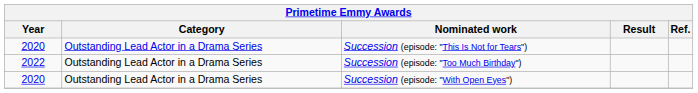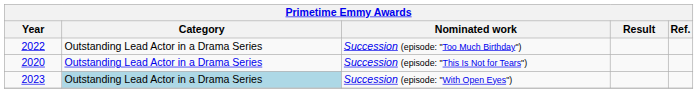rows swapped: (436, 46) <-> (433, 63)
(33, 79) 2020 -> (33, 79) 2023
(163, 79) no background -> (163, 79) lightblue background
